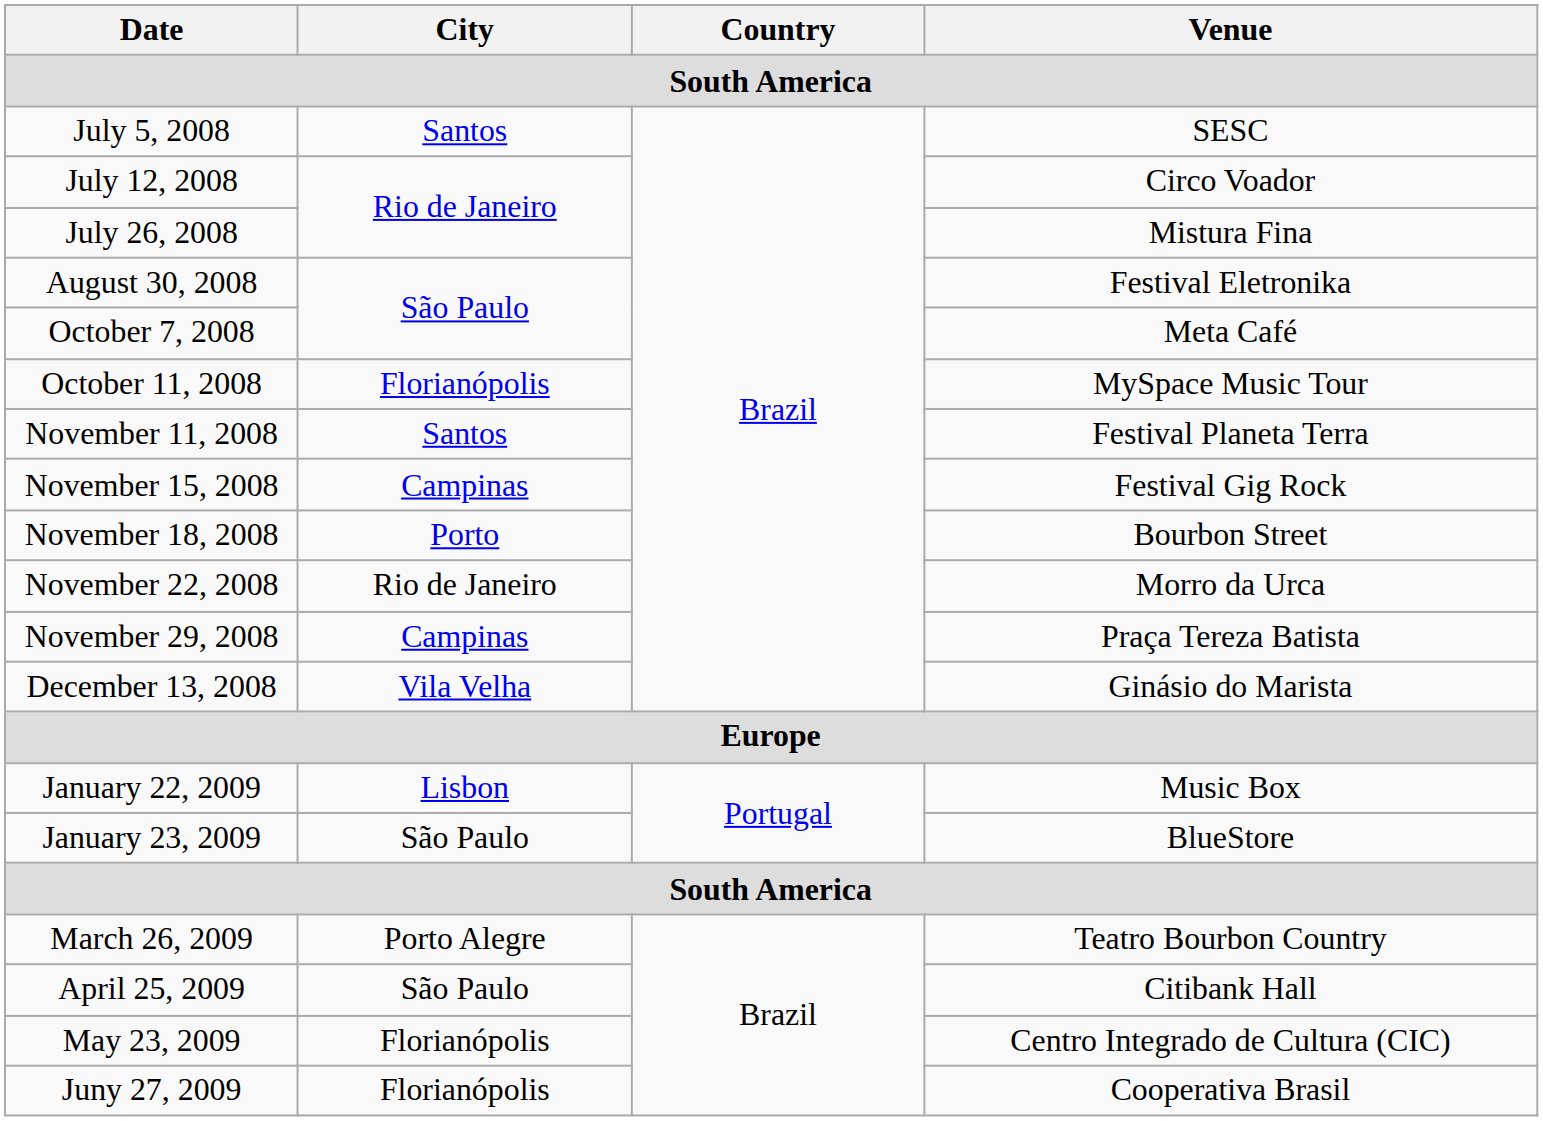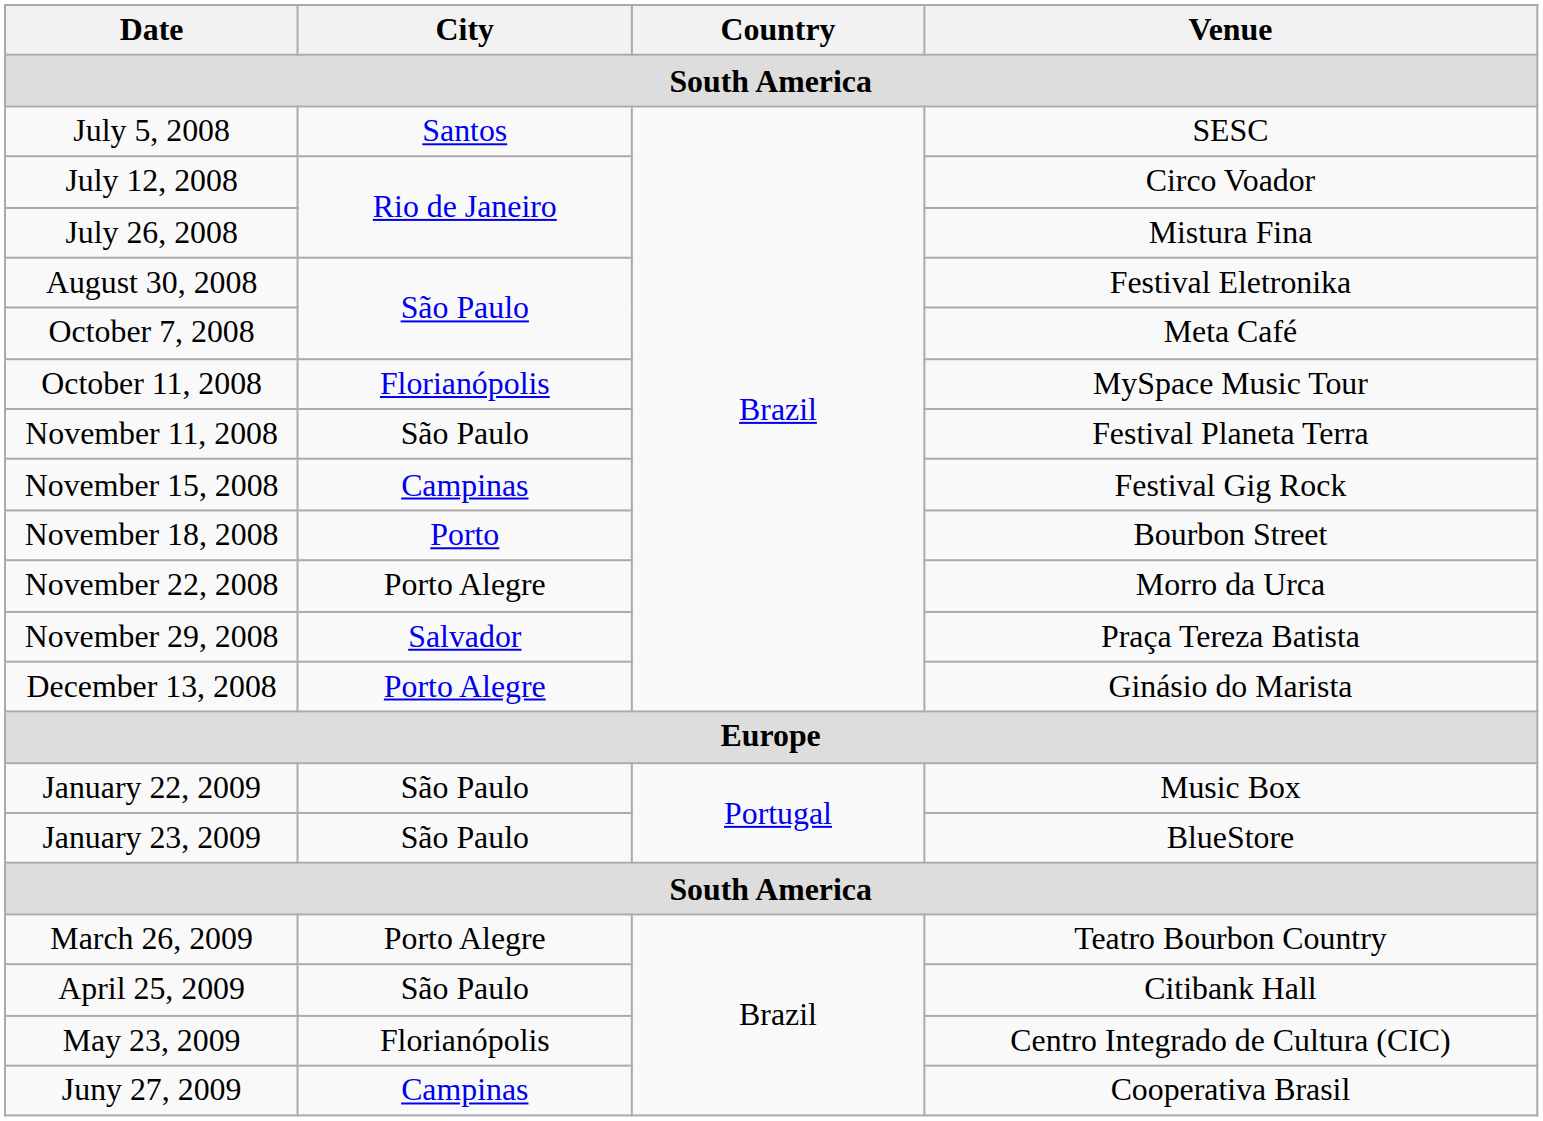(465, 433) Santos -> (465, 433) São Paulo
(465, 585) Rio de Janeiro -> (465, 585) Porto Alegre
(465, 635) Campinas -> (465, 635) Salvador
(465, 686) Vila Velha -> (465, 686) Porto Alegre
(465, 787) Lisbon -> (465, 787) São Paulo
(465, 1090) Florianópolis -> (465, 1090) Campinas
